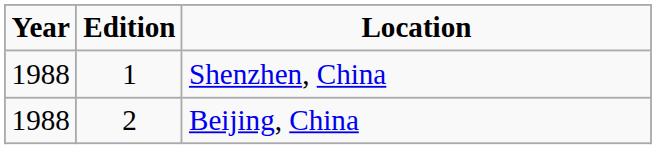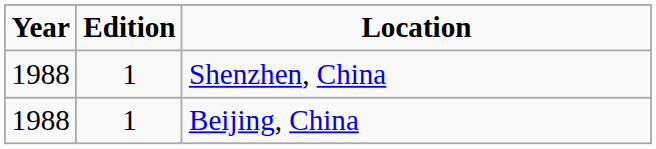(129, 119) 2 -> (129, 119) 1
